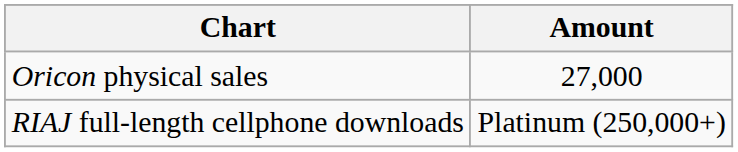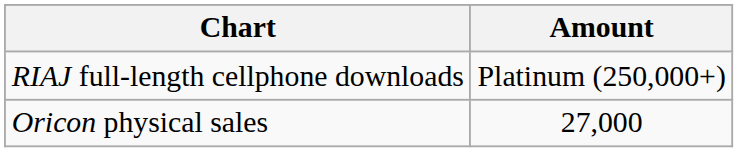rows swapped: (140, 75) <-> (238, 122)
